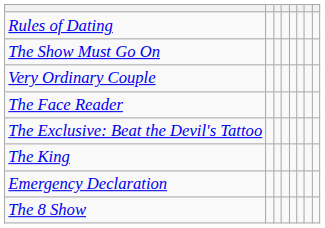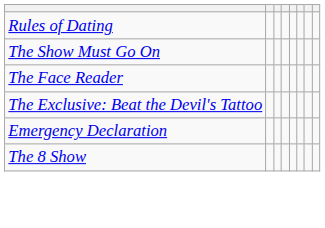- row: (82, 78)
- row: (39, 157)
